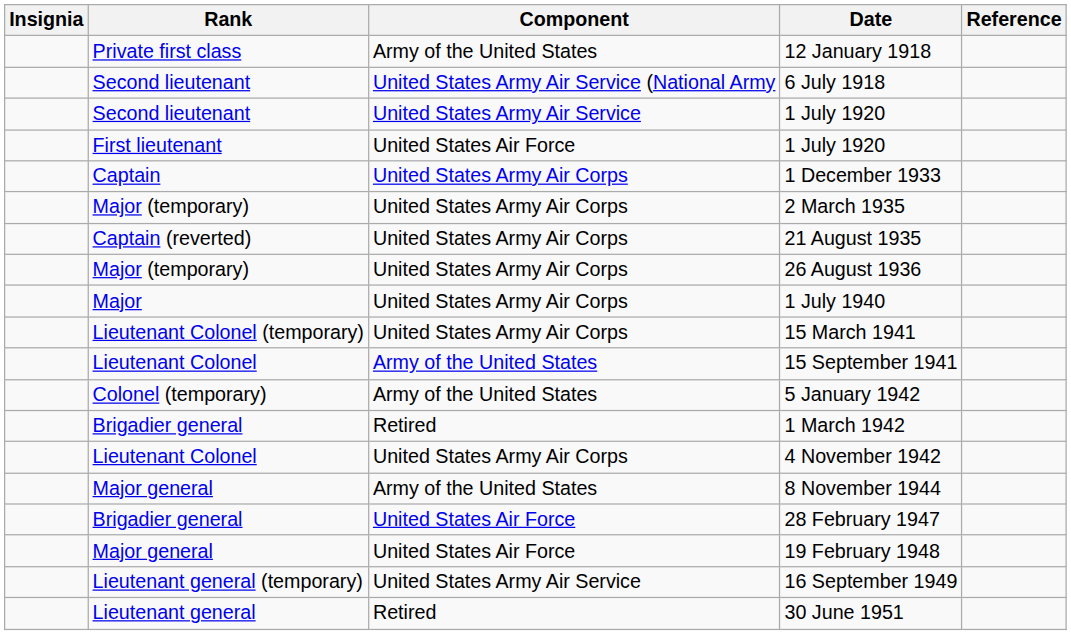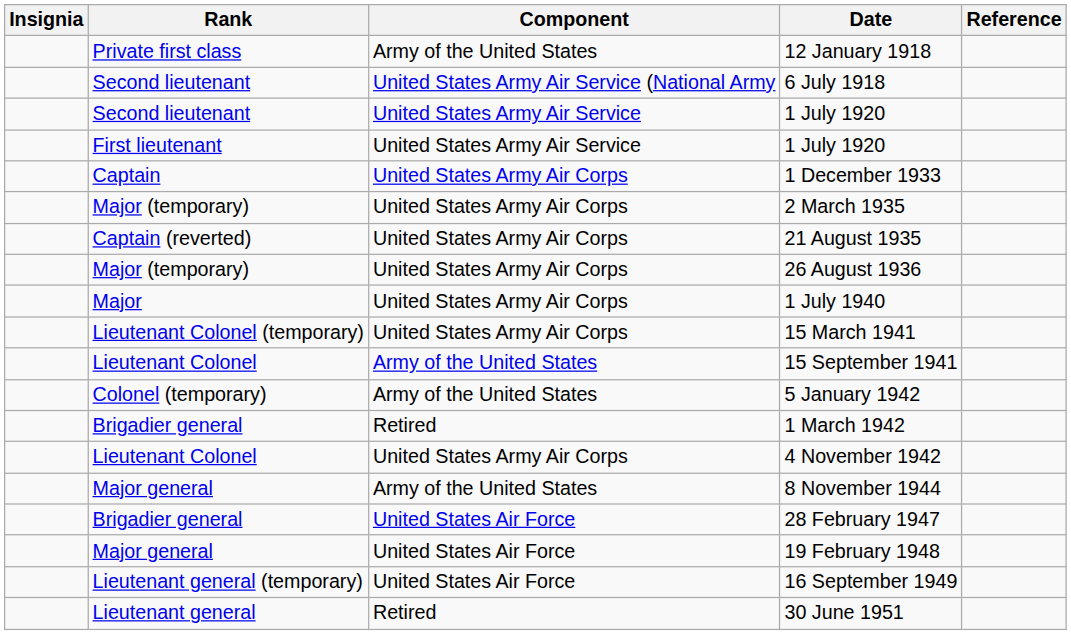(474, 144) United States Air Force -> (507, 144) United States Army Air Service
(507, 581) United States Army Air Service -> (474, 581) United States Air Force
